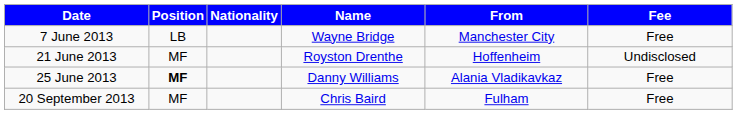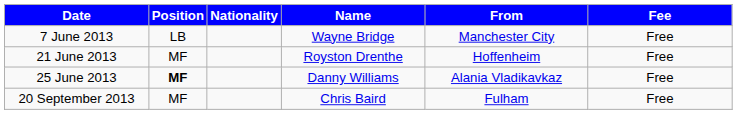(660, 57) Undisclosed -> (660, 57) Free
